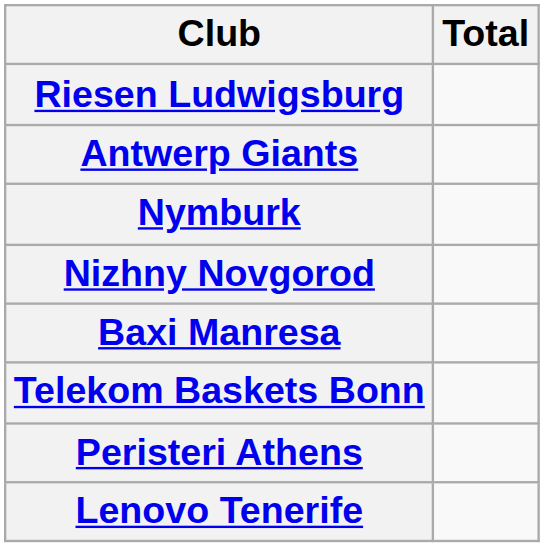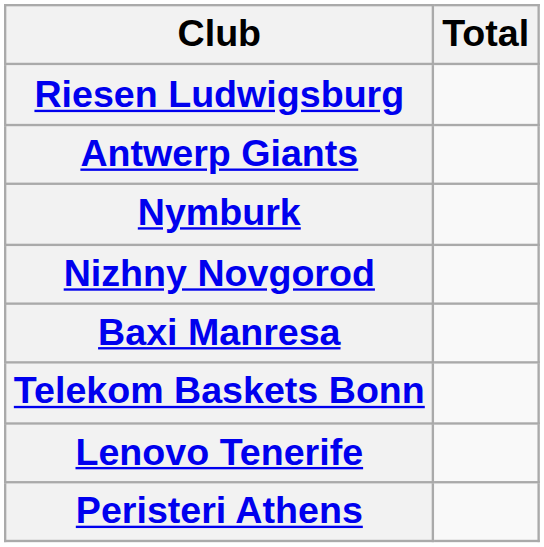rows swapped: (219, 451) <-> (219, 511)
